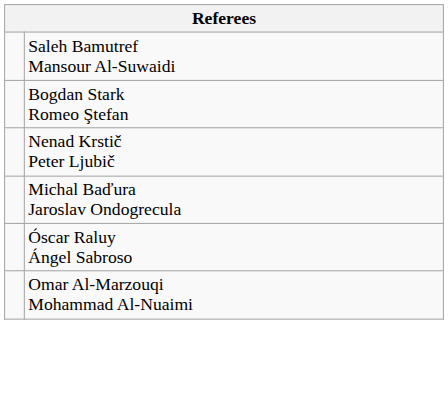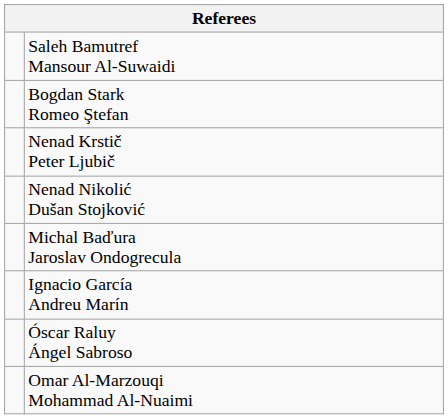+ row: (87, 199)
+ row: (80, 294)
